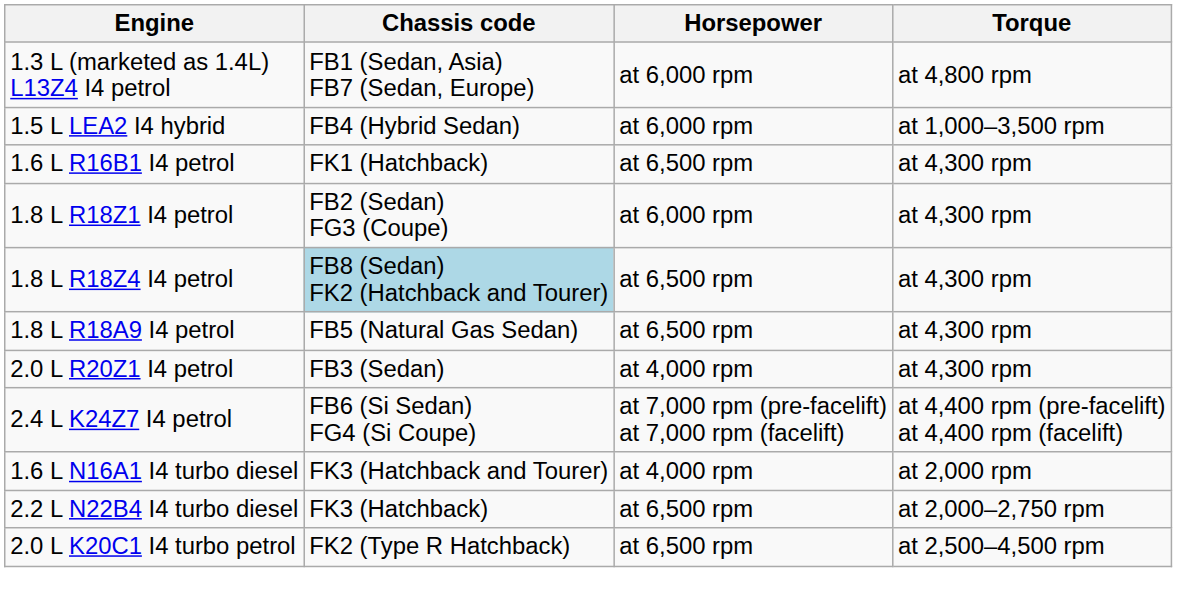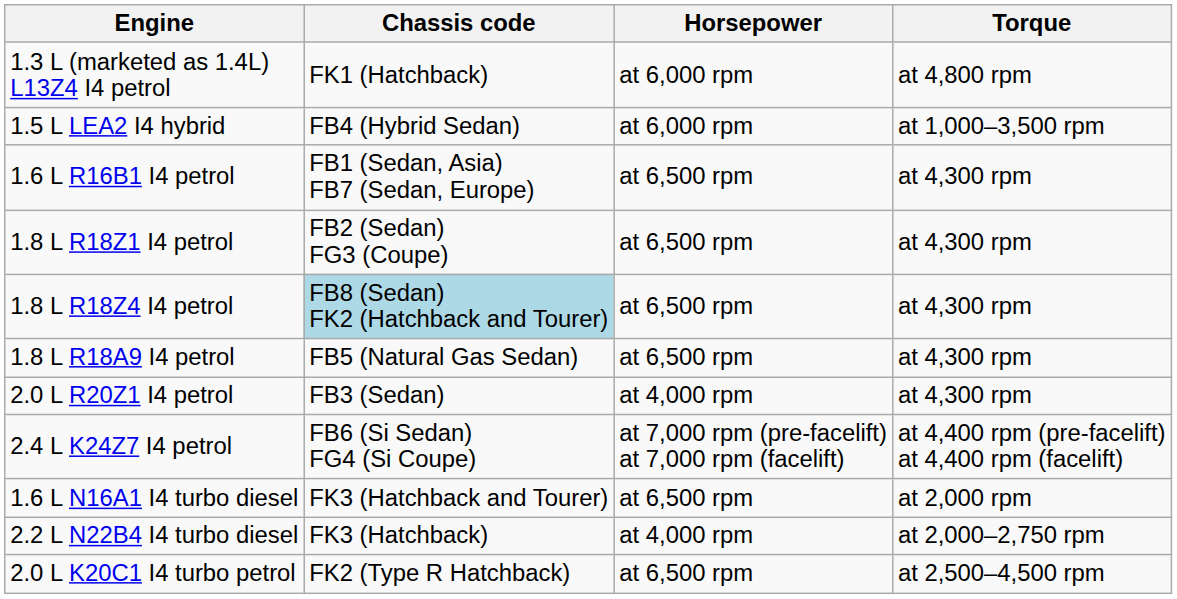(422, 74) FB1 (Sedan, Asia) FB7 (Sedan, Europe) -> (399, 74) FK1 (Hatchback)
(399, 163) FK1 (Hatchback) -> (422, 177) FB1 (Sedan, Asia) FB7 (Sedan, Europe)
(686, 214) at 6,000 rpm -> (686, 241) at 6,500 rpm
(686, 470) at 4,000 rpm -> (686, 497) at 6,500 rpm
(686, 508) at 6,500 rpm -> (686, 535) at 4,000 rpm
